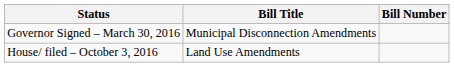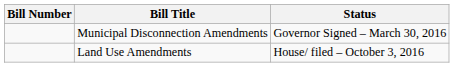columns swapped: (414, 14) <-> (94, 14)
